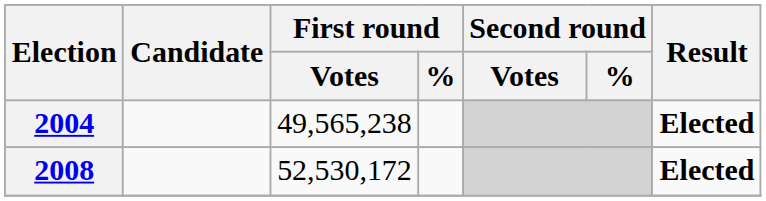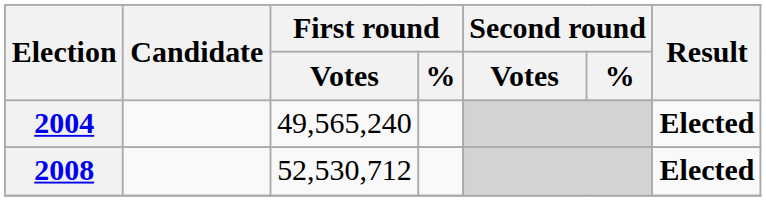(344, 123) 49,565,238 -> (344, 123) 49,565,240
(344, 170) 52,530,172 -> (344, 170) 52,530,712
